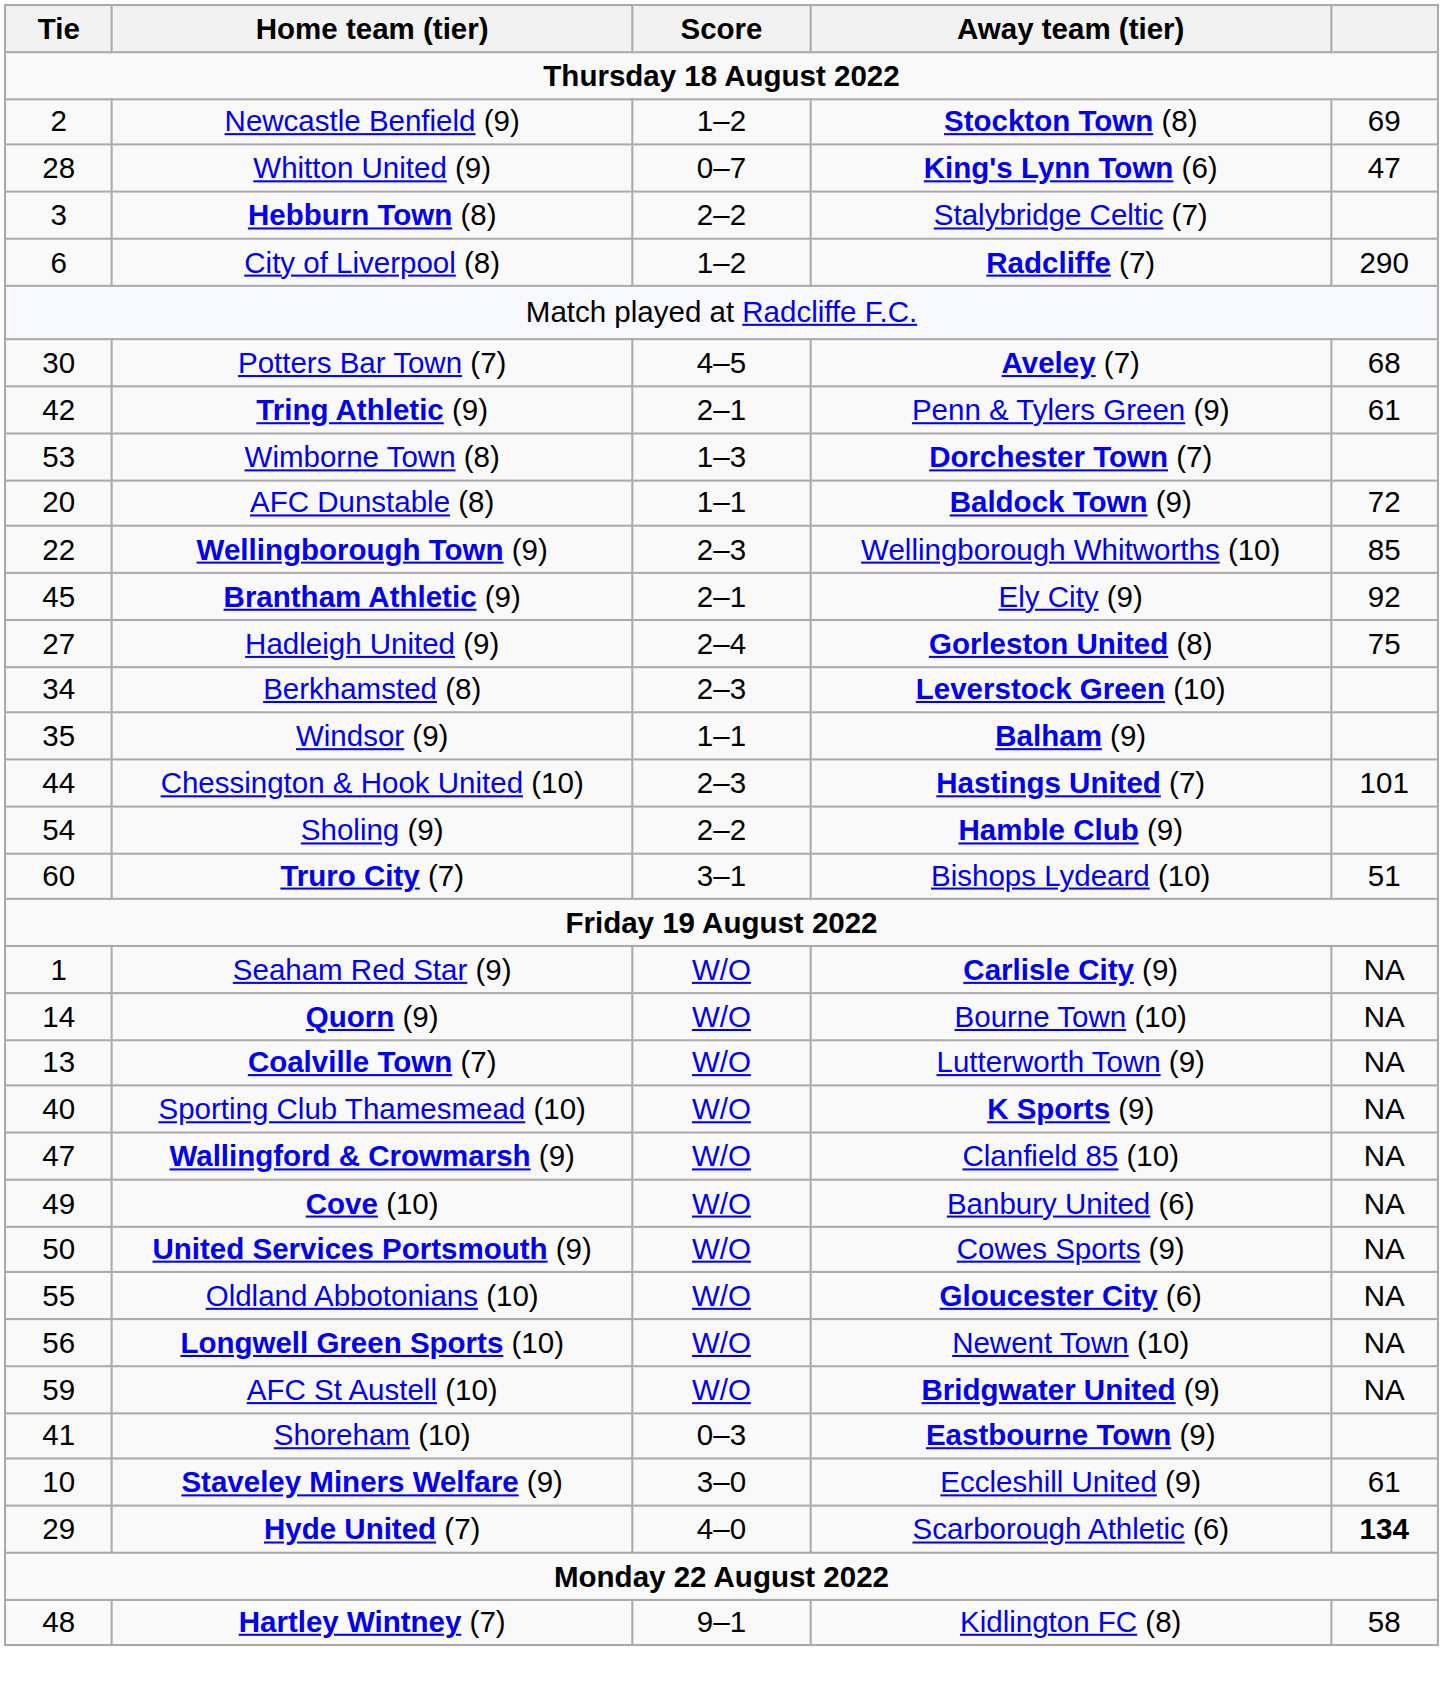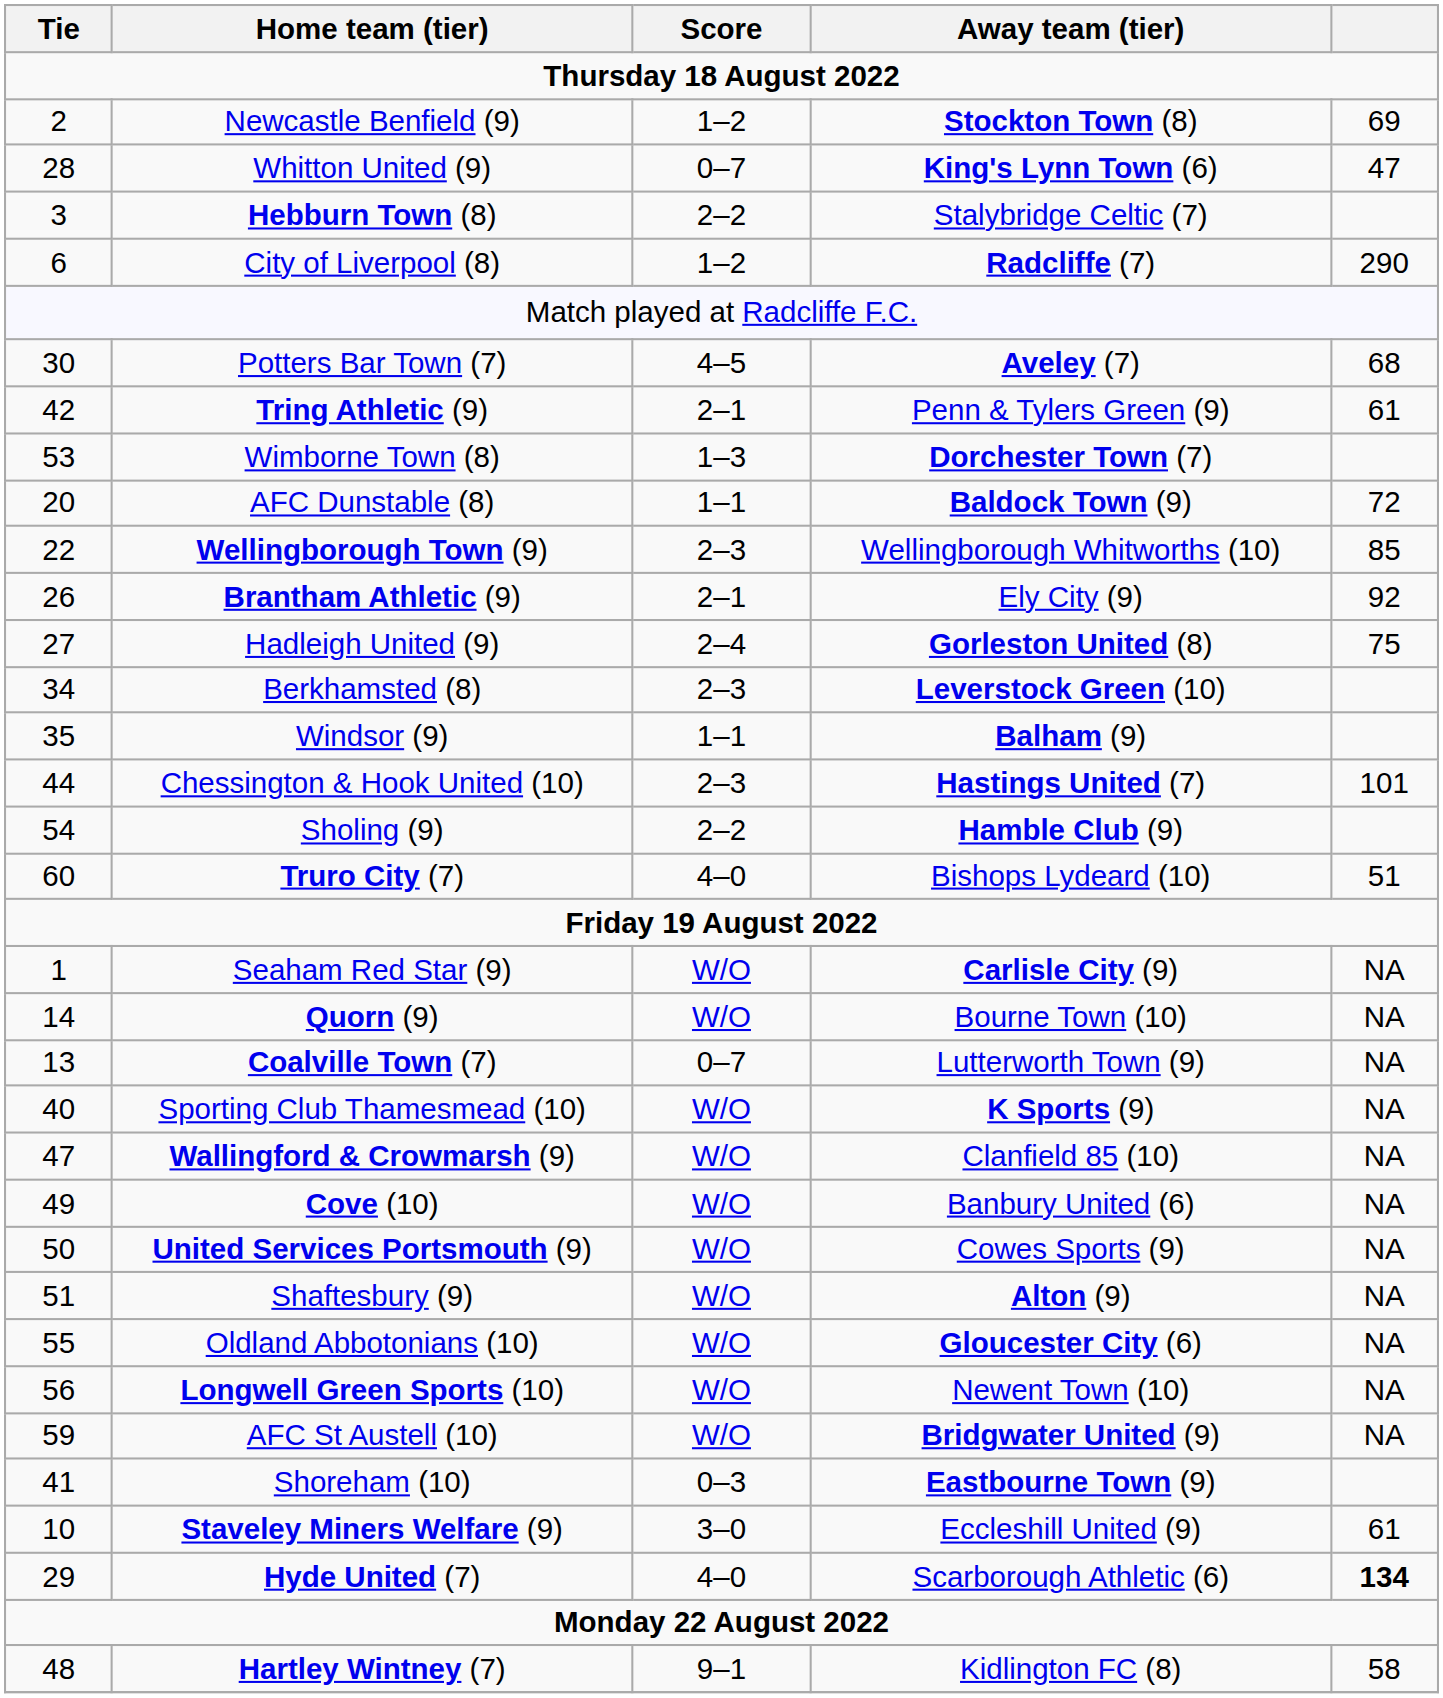(59, 597) 45 -> (59, 597) 26
(721, 876) 3–1 -> (721, 876) 4–0
(721, 1063) W/O -> (721, 1063) 0–7
+ row: (372, 1296)
